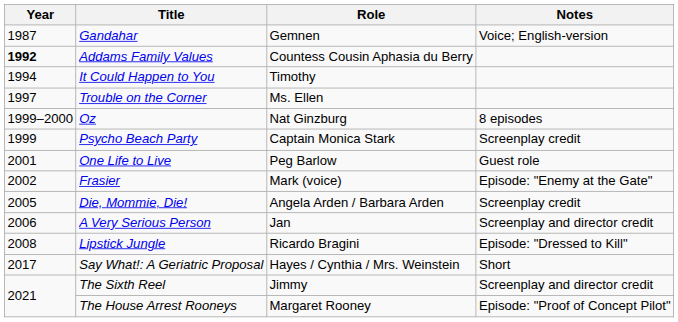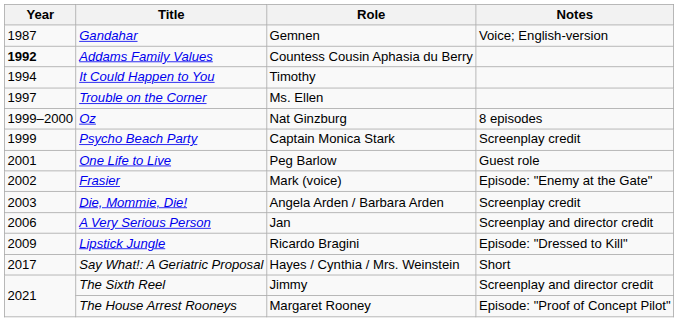(22, 202) 2005 -> (22, 202) 2003
(22, 243) 2008 -> (22, 243) 2009
